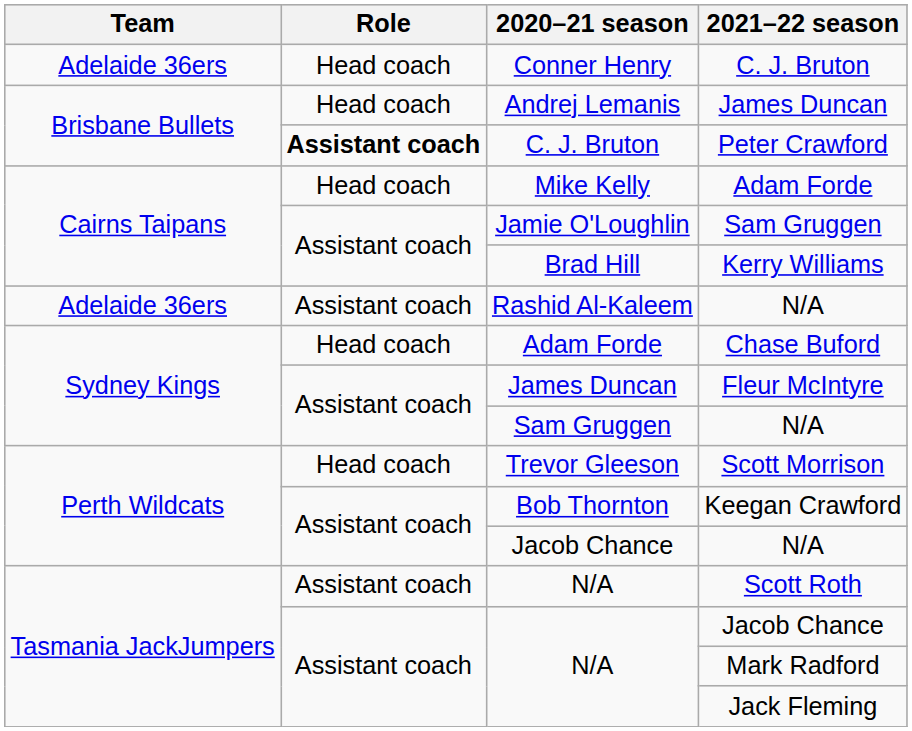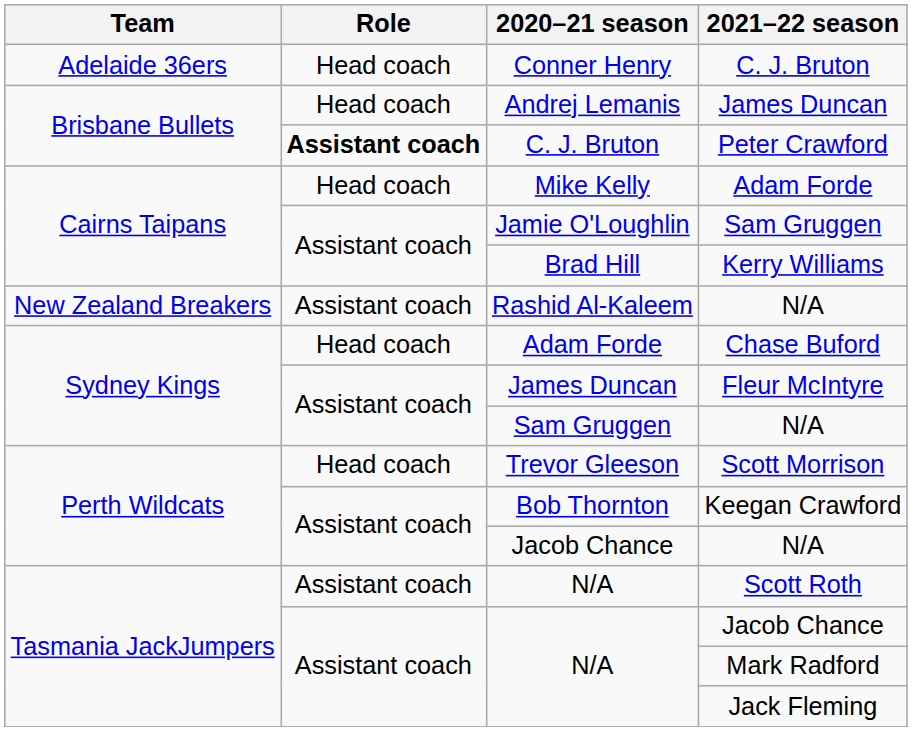(143, 305) Adelaide 36ers -> (143, 305) New Zealand Breakers
